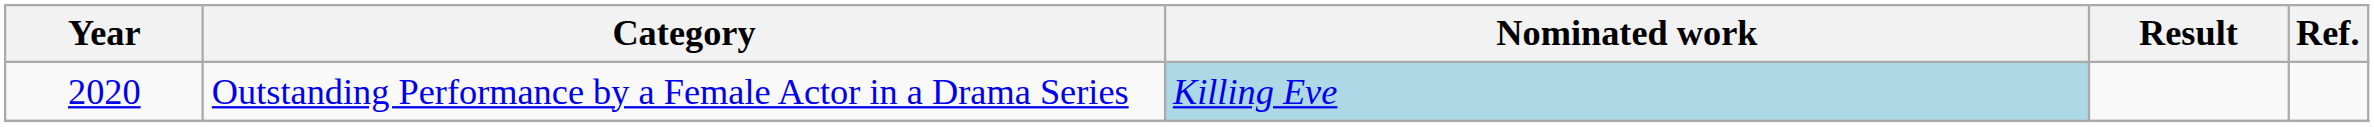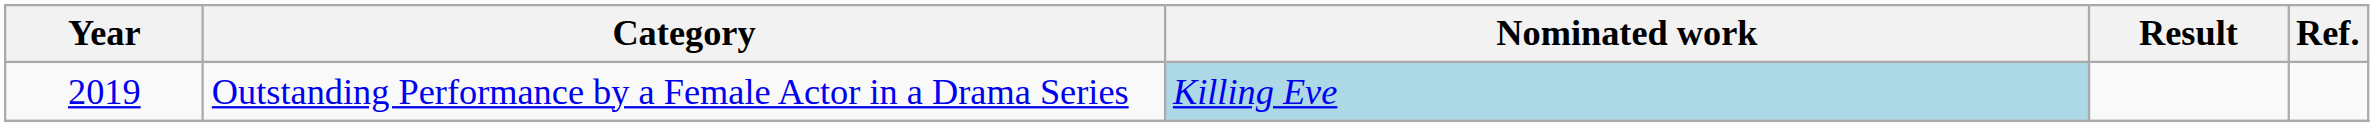(104, 90) 2020 -> (104, 90) 2019
